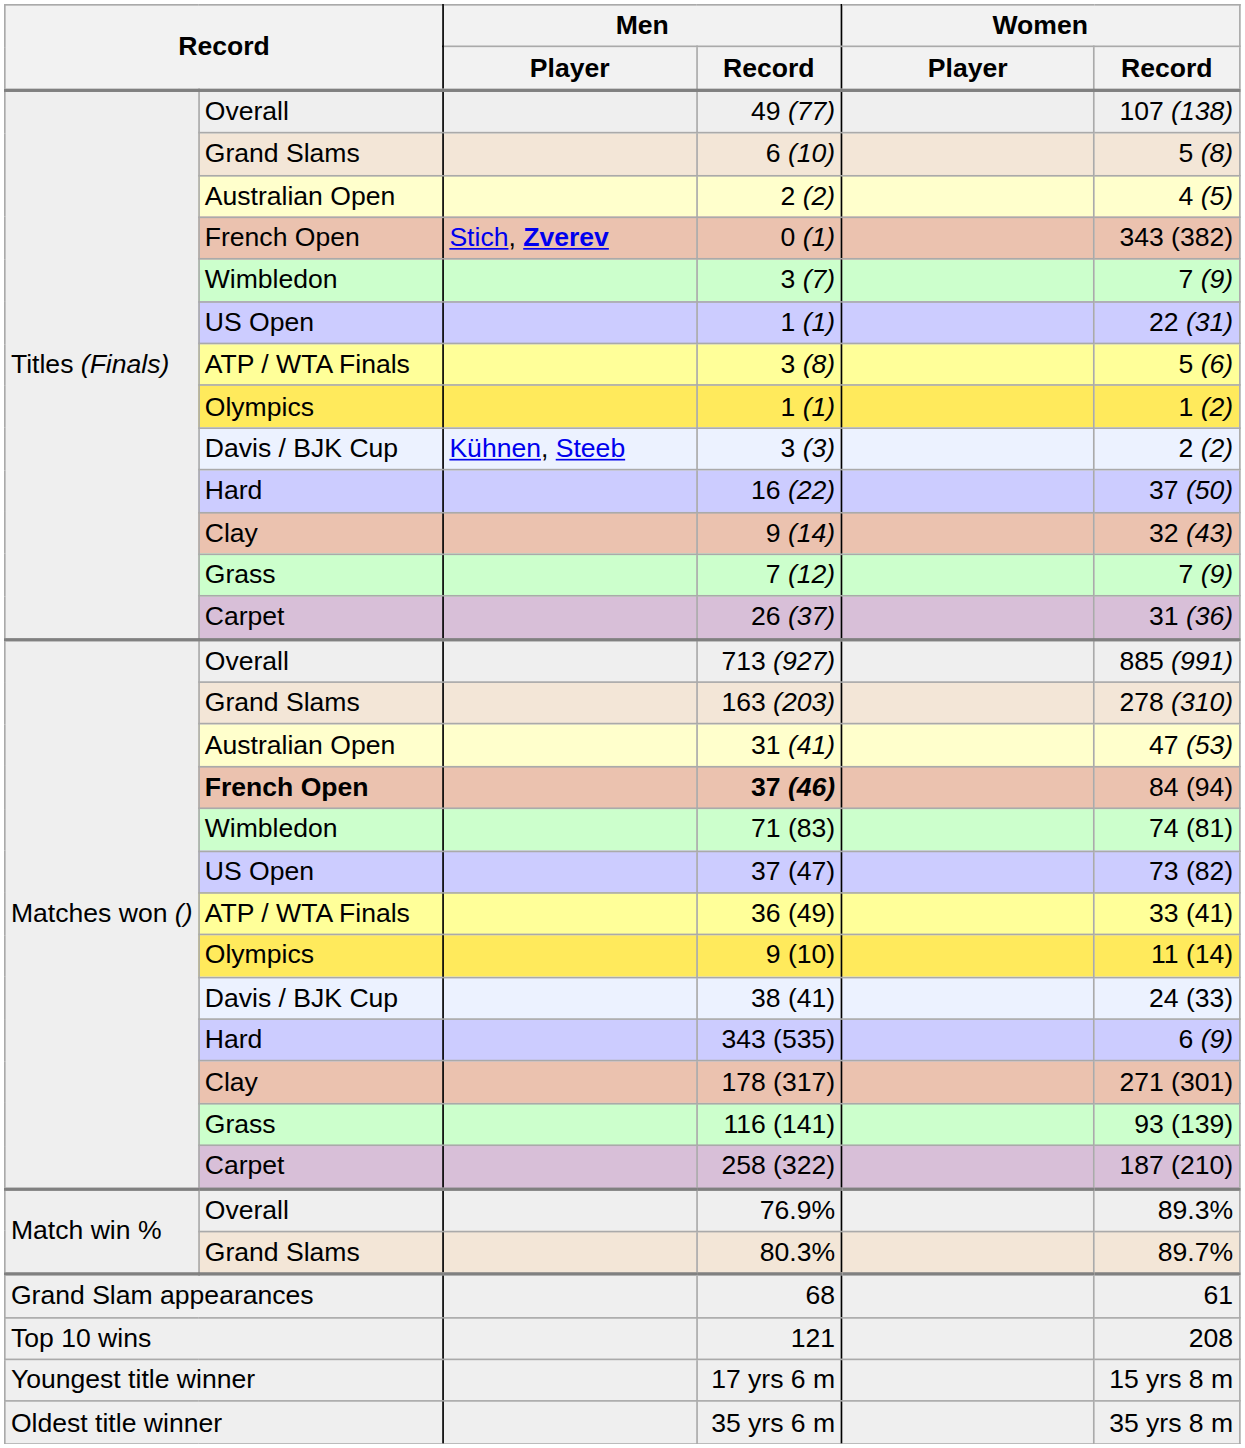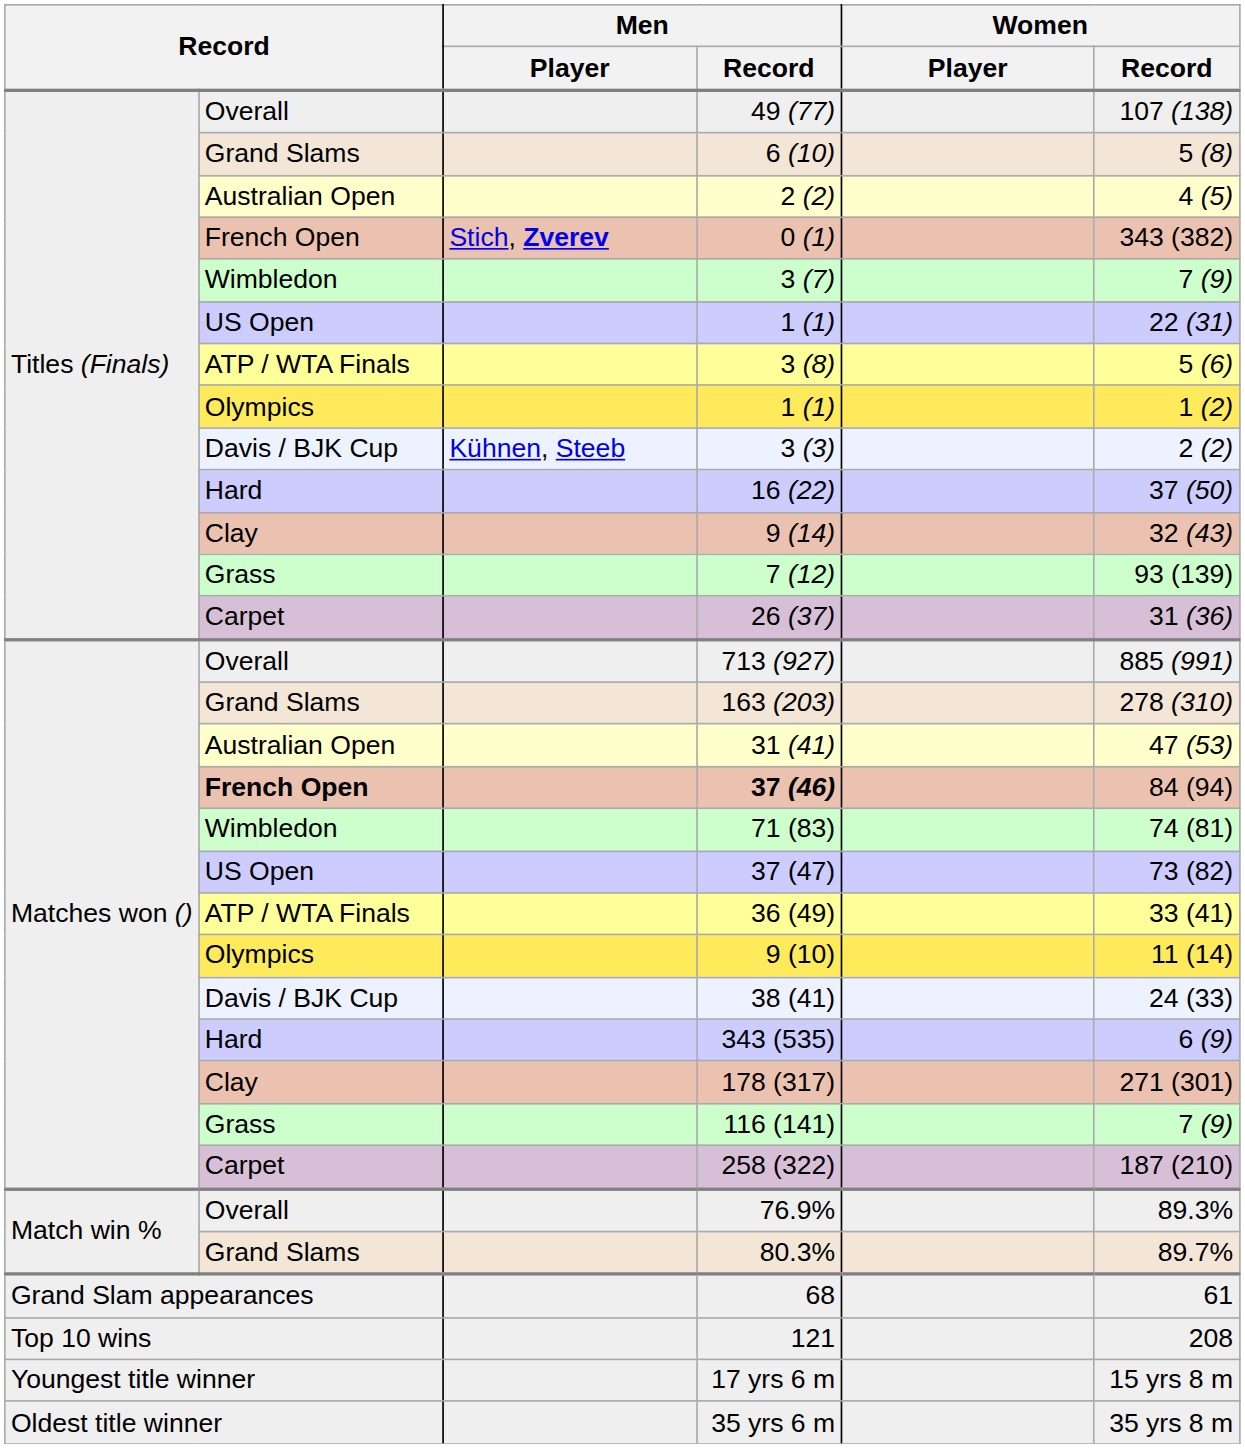(1206, 574) 7 (9) -> (1184, 574) 93 (139)
(1184, 1124) 93 (139) -> (1206, 1124) 7 (9)
